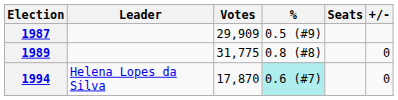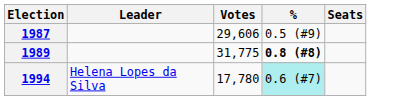- column: (379, 14)
(238, 33) 29,909 -> (238, 33) 29,606
(293, 53) normal -> (293, 53) bold
(238, 79) 17,870 -> (238, 79) 17,780
